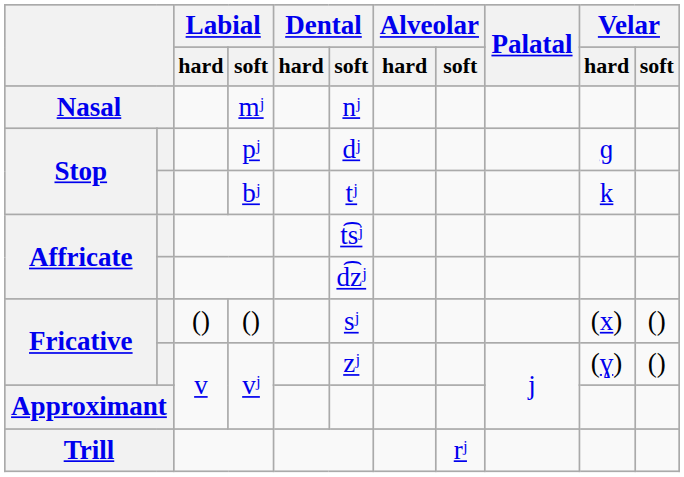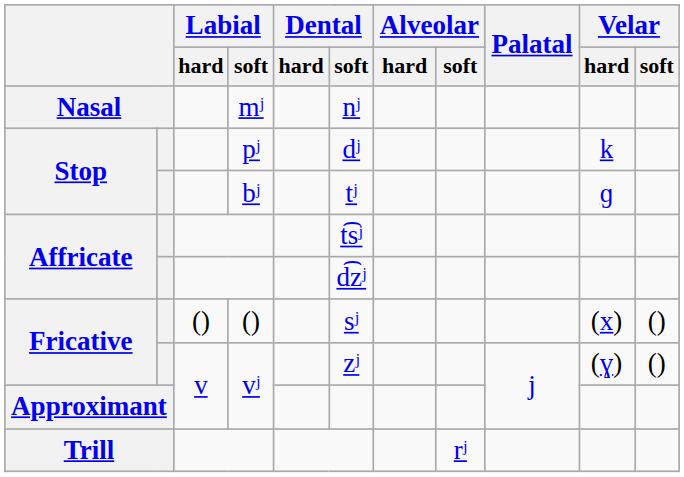(607, 149) ɡ -> (607, 149) k
(607, 192) k -> (607, 192) ɡ
